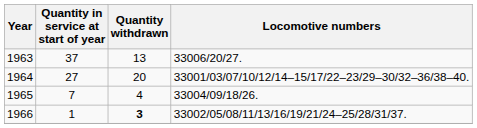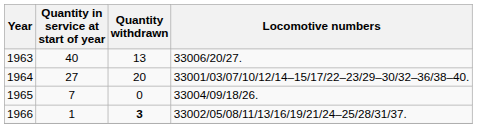(72, 58) 37 -> (72, 58) 40
(140, 95) 4 -> (140, 95) 0
